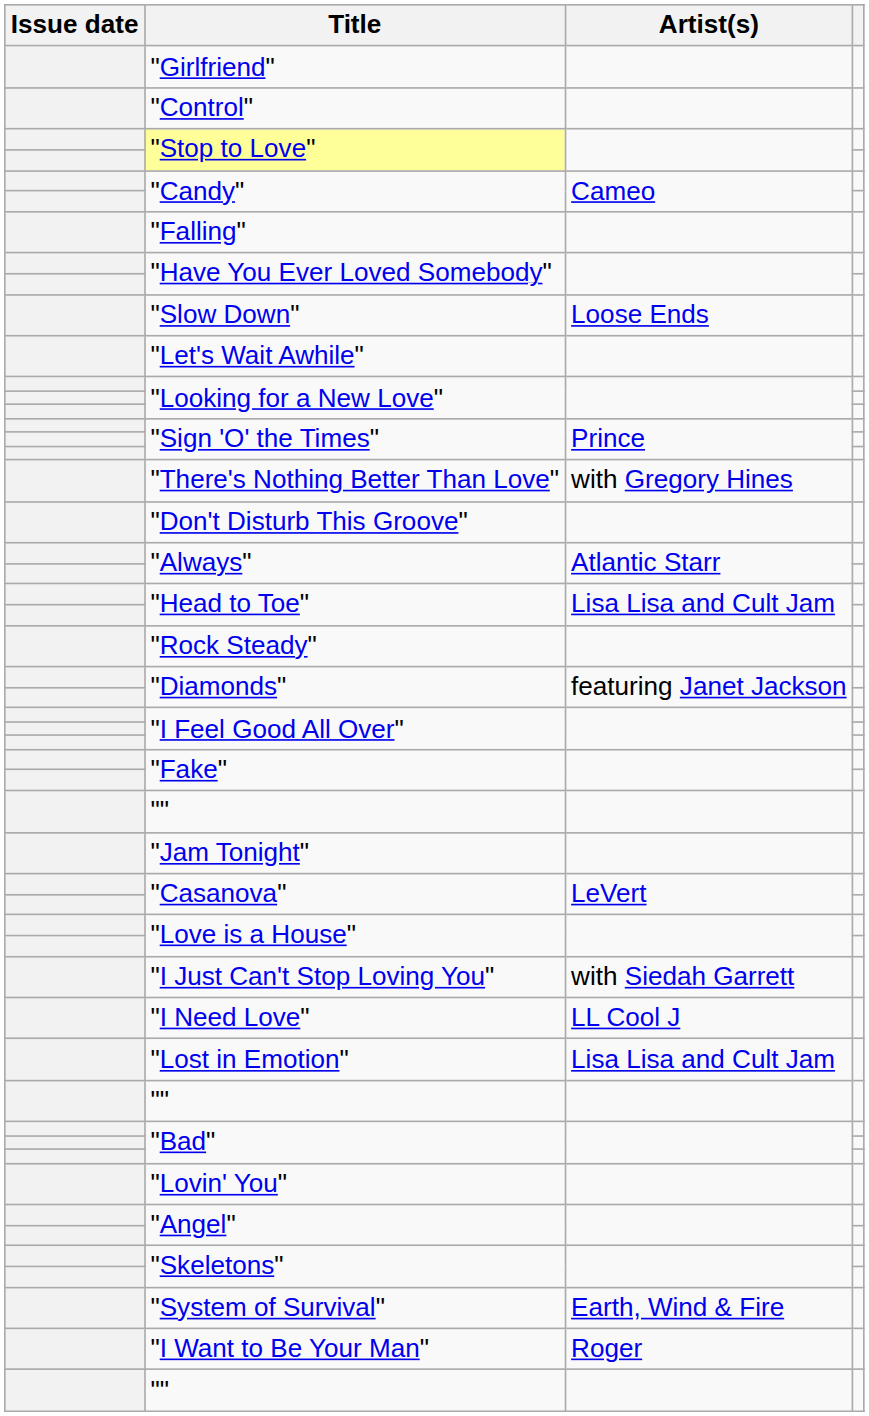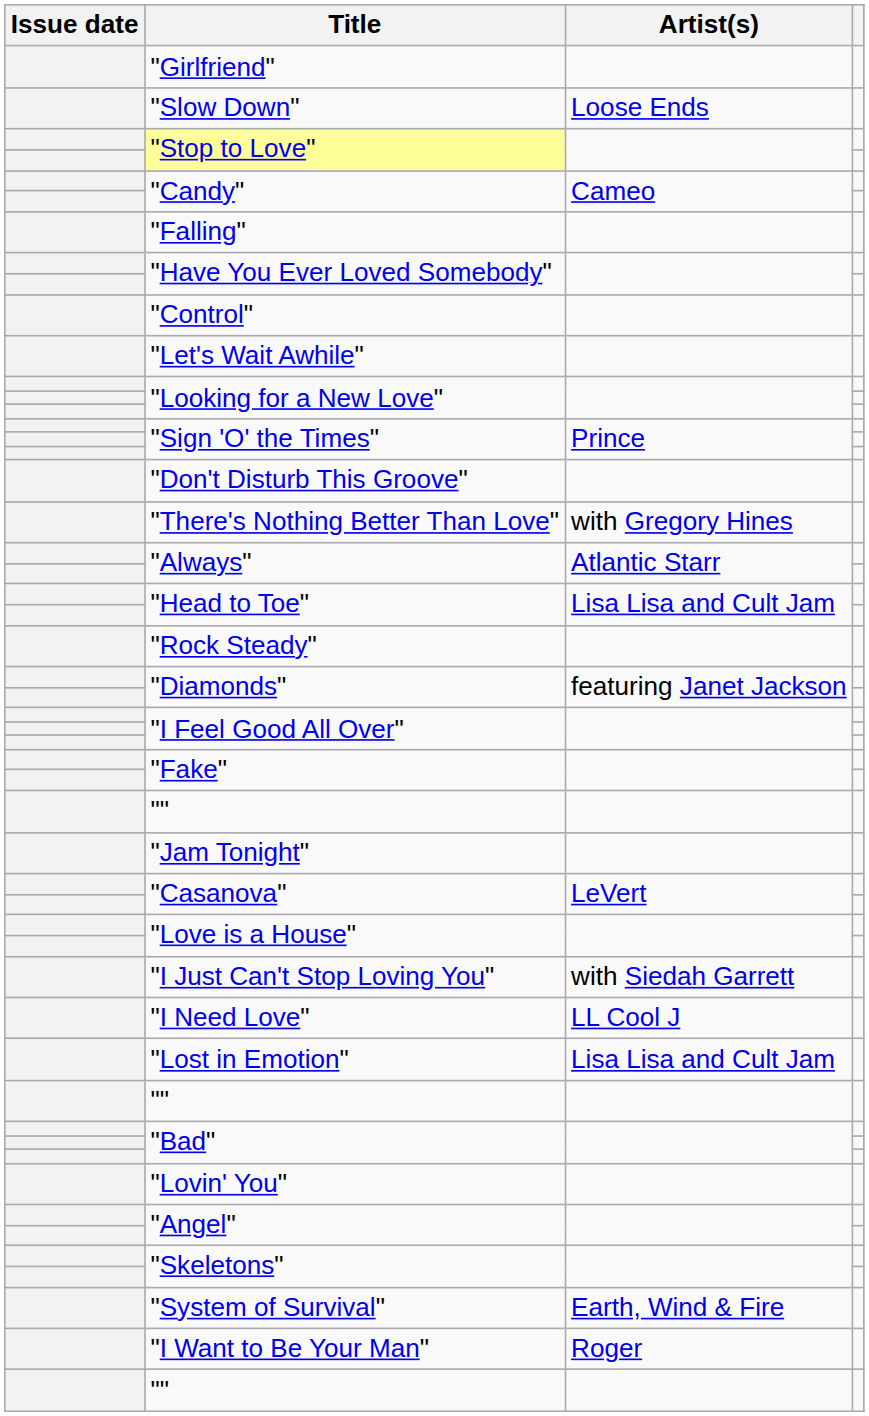rows swapped: (202, 107) <-> (225, 314)
rows swapped: (309, 521) <-> (355, 480)
